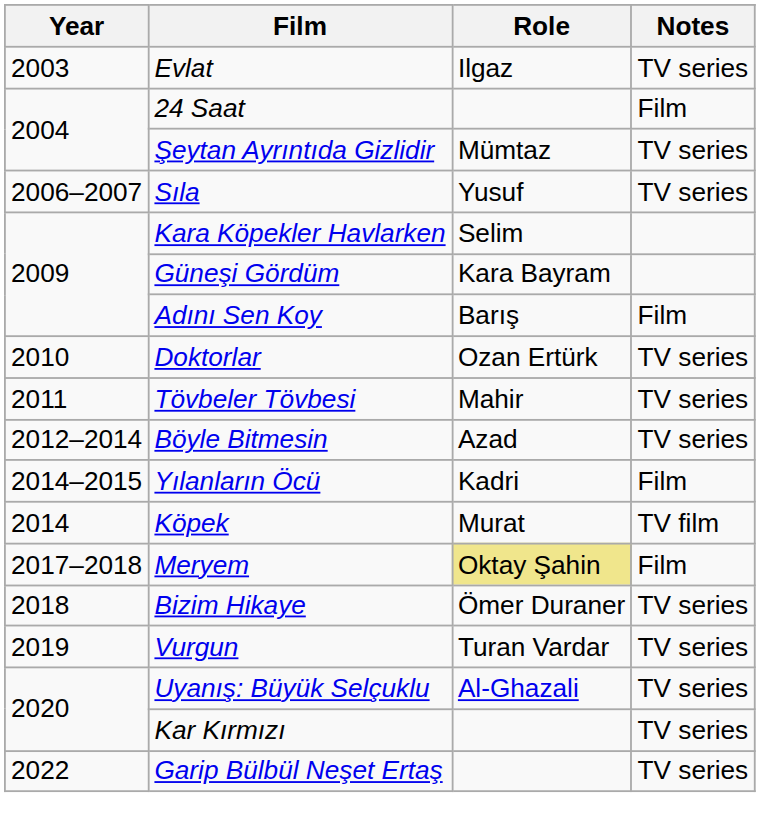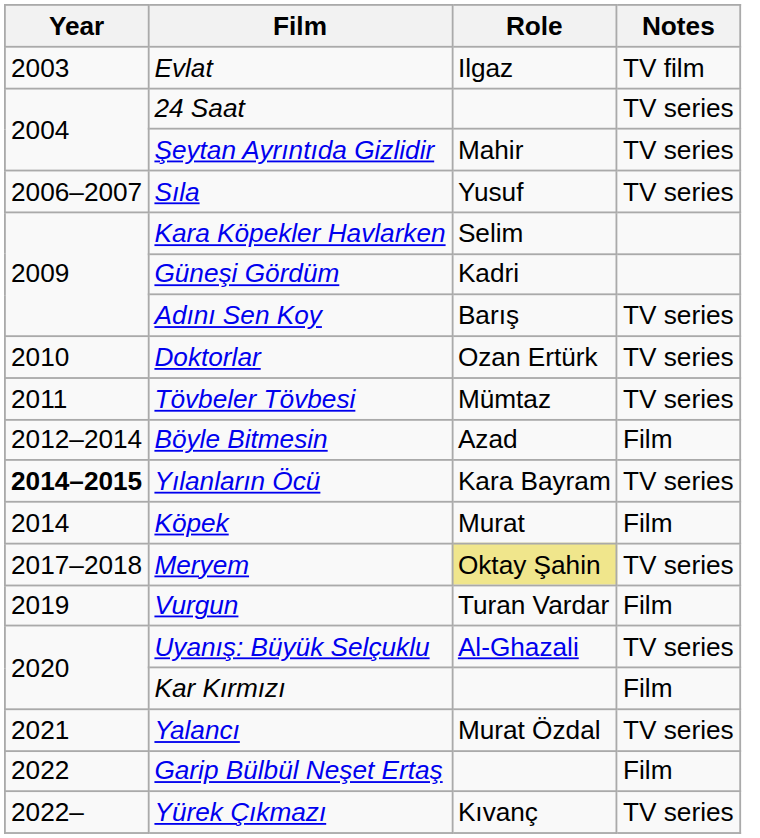(693, 67) TV series -> (664, 67) TV film
(662, 109) Film -> (678, 109) TV series
(504, 150) Mümtaz -> (491, 150) Mahir
(534, 274) Kara Bayram -> (488, 274) Kadri
(662, 316) Film -> (678, 316) TV series
(491, 399) Mahir -> (504, 399) Mümtaz
(693, 440) TV series -> (648, 440) Film
(77, 481) normal -> (77, 481) bold
(488, 481) Kadri -> (534, 481) Kara Bayram
(662, 481) Film -> (678, 481) TV series
(678, 523) TV film -> (648, 523) Film
(662, 564) Film -> (678, 564) TV series
- row: (230, 606)
(693, 647) TV series -> (648, 606) Film
(693, 730) TV series -> (648, 688) Film
+ row: (197, 730)
(693, 771) TV series -> (648, 771) Film
+ row: (240, 813)
